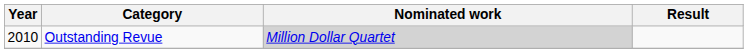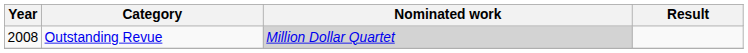(23, 37) 2010 -> (23, 37) 2008
